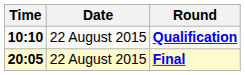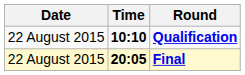columns swapped: (98, 15) <-> (25, 15)
